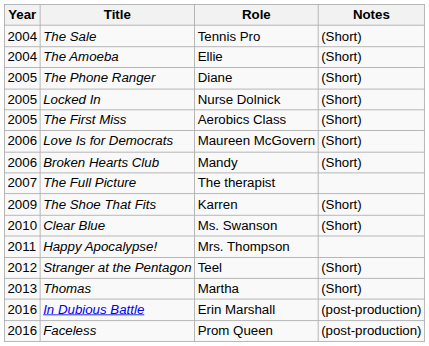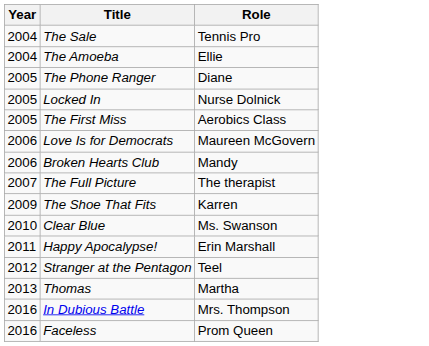- column: (371, 15)
(244, 246) Mrs. Thompson -> (236, 246) Erin Marshall
(236, 309) Erin Marshall -> (244, 309) Mrs. Thompson
